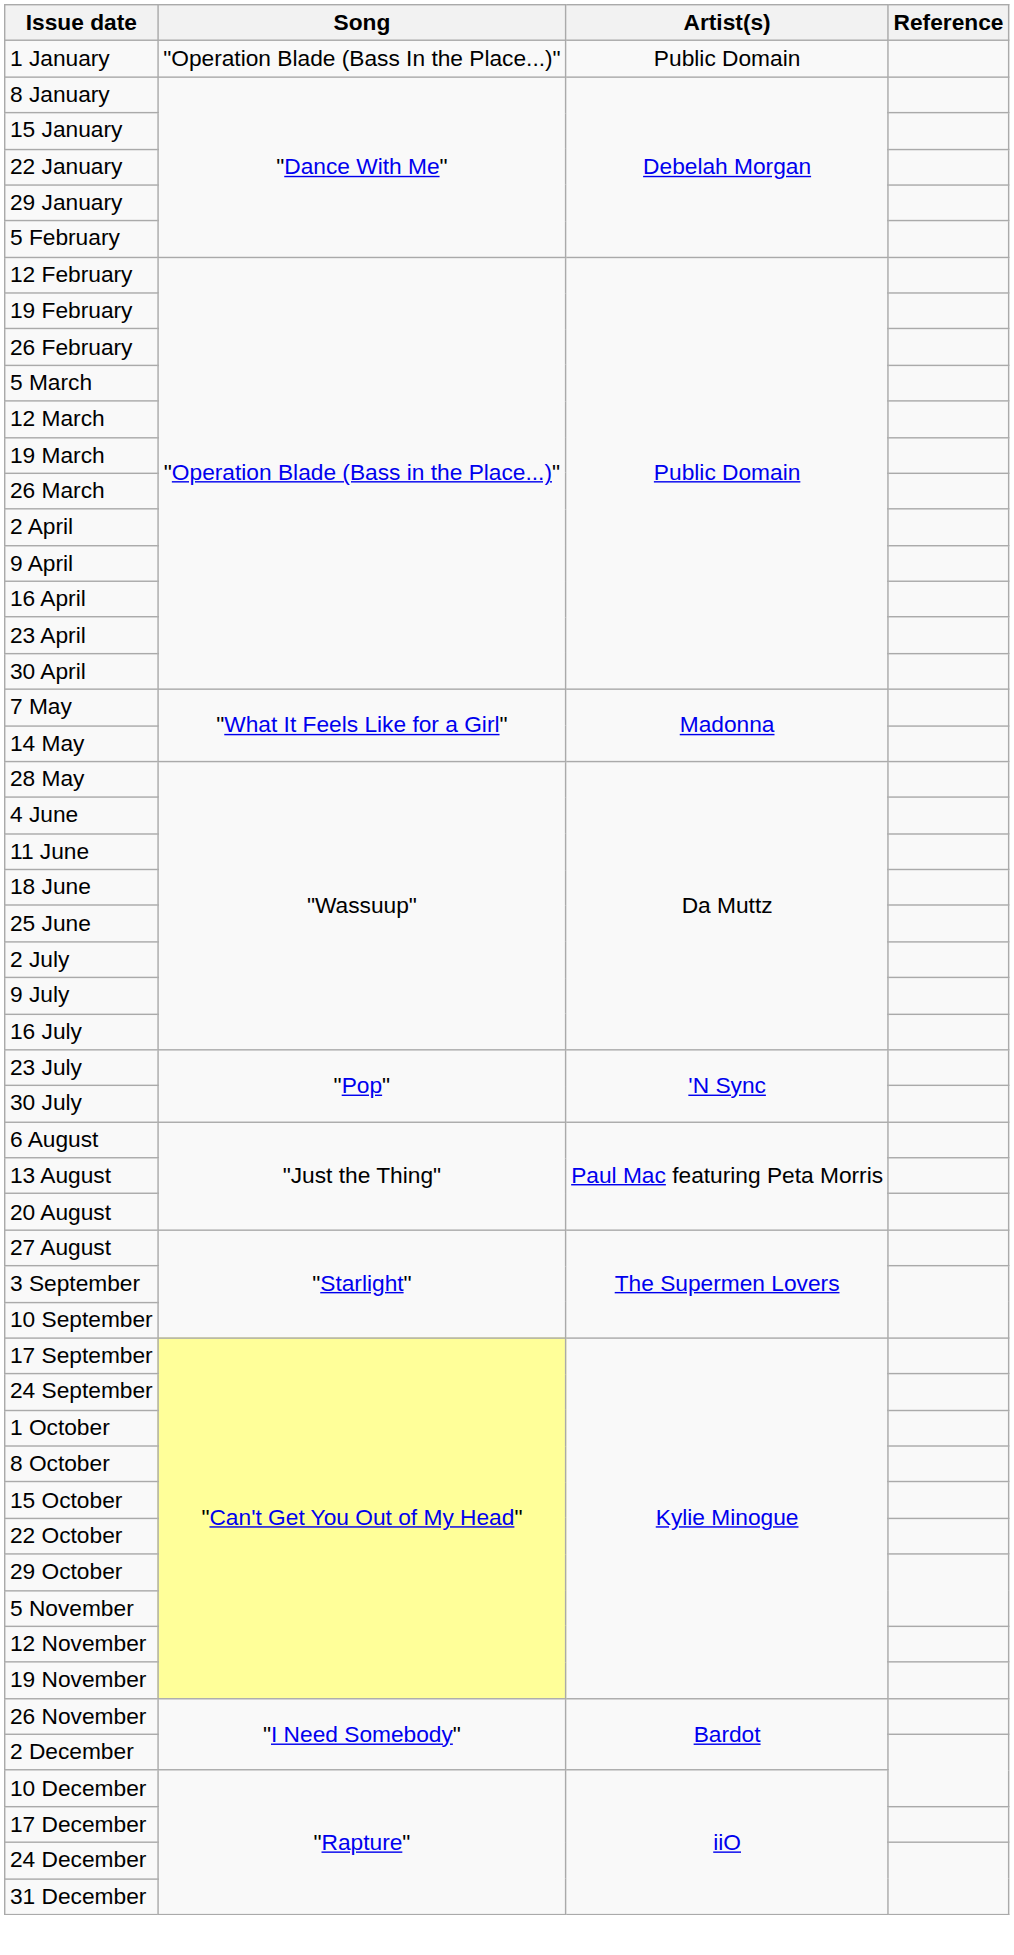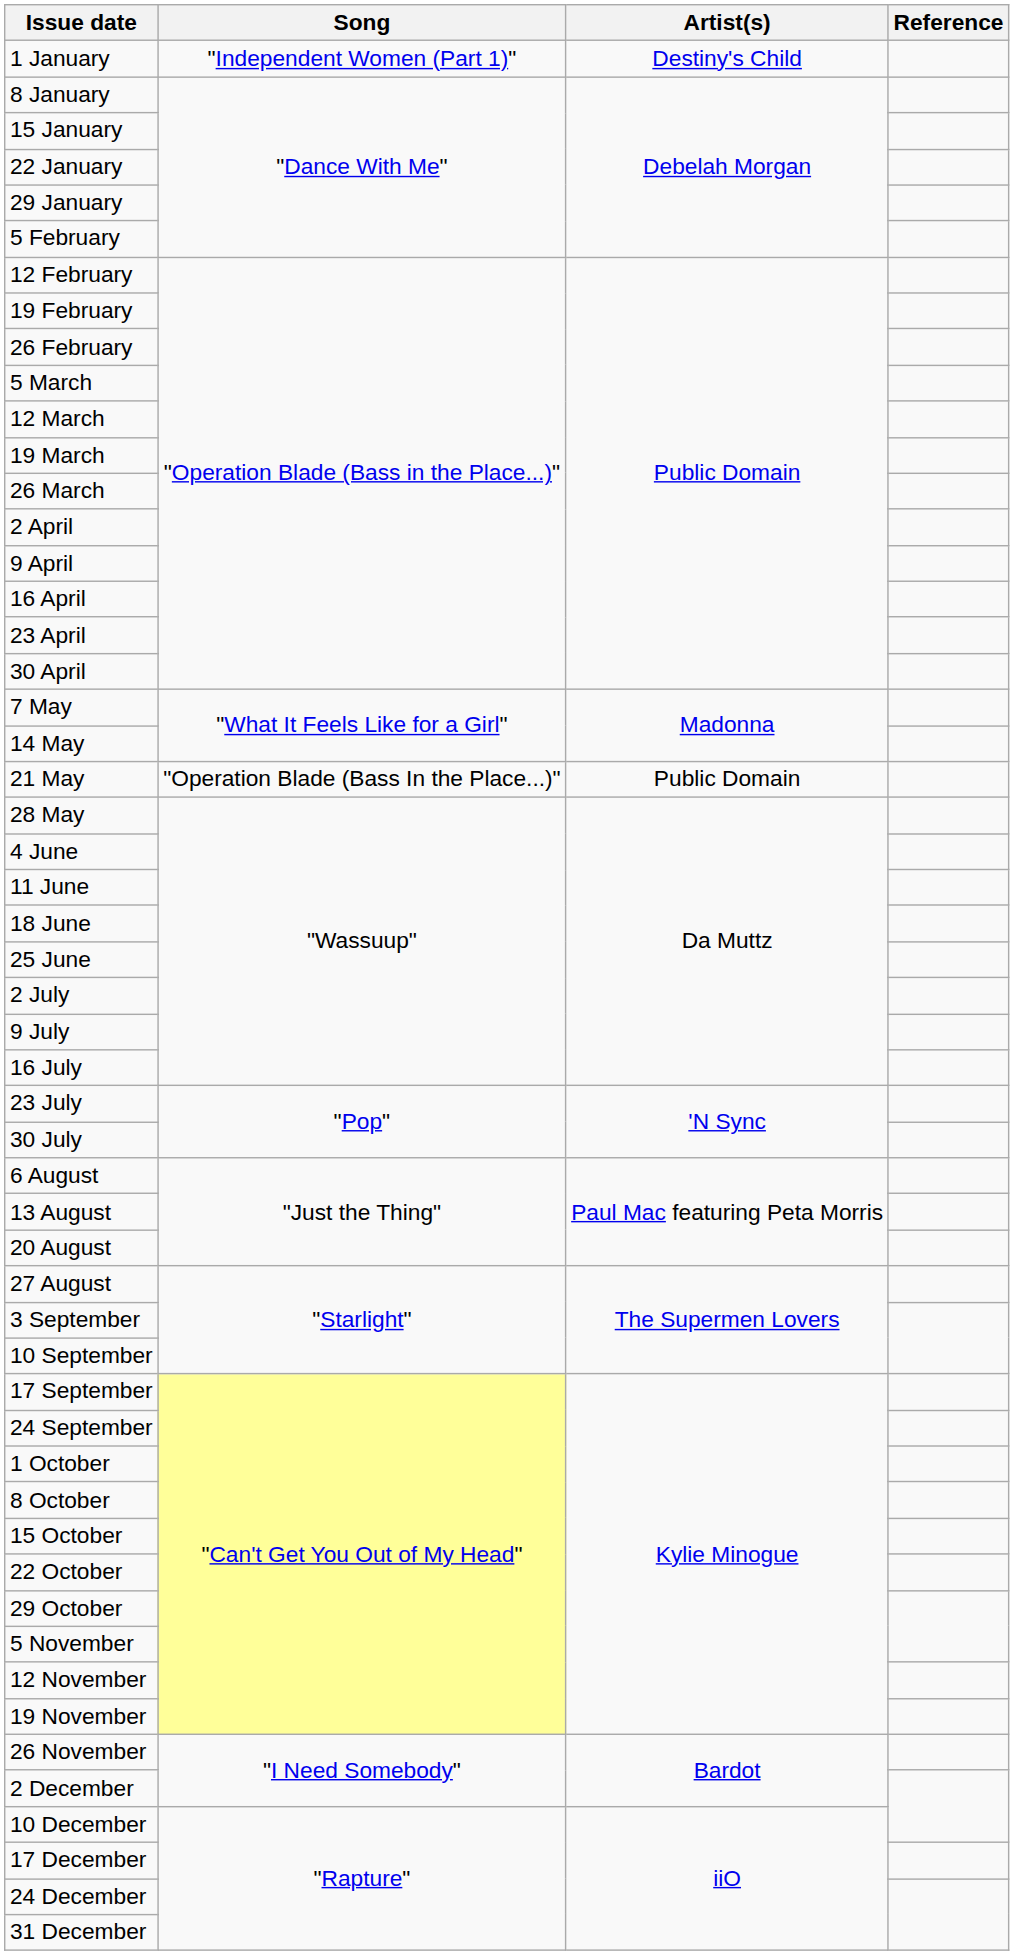(362, 58) "Operation Blade (Bass In the Place...)" -> (362, 58) "Independent Women (Part 1)"
(727, 58) Public Domain -> (727, 58) Destiny's Child
+ row: (47, 779)
